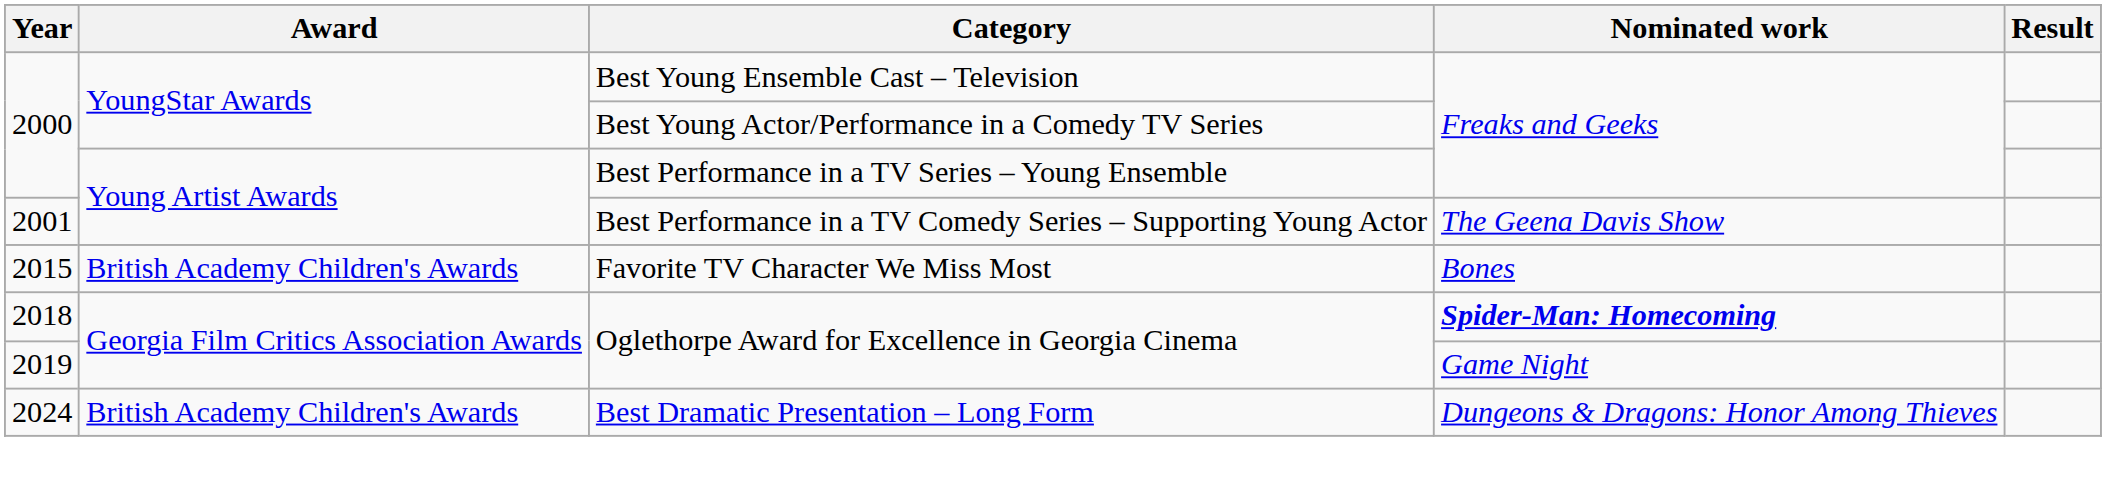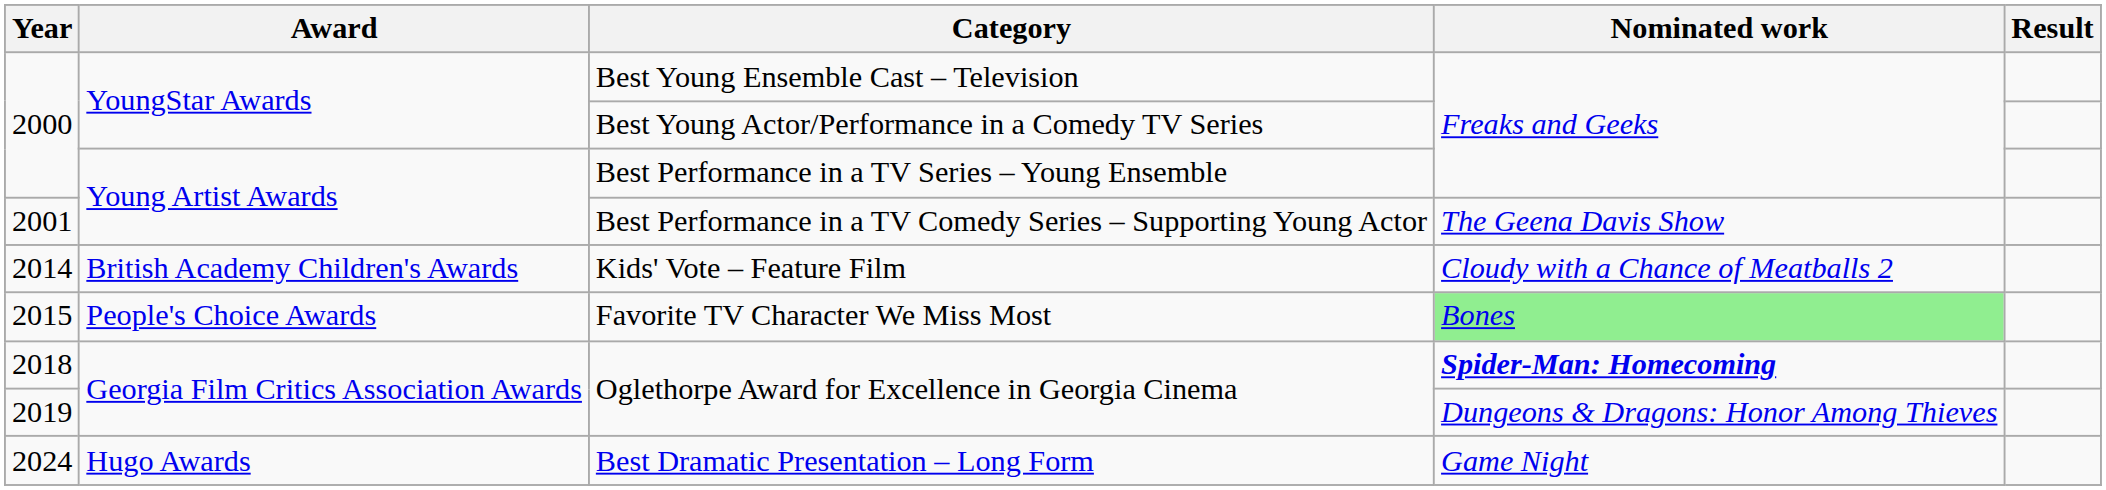+ row: (42, 268)
(302, 268) British Academy Children's Awards -> (231, 316) People's Choice Awards
(1478, 268) no background -> (1478, 316) lightgreen background
(1515, 364) Game Night -> (1719, 412) Dungeons & Dragons: Honor Among Thieves
(302, 412) British Academy Children's Awards -> (169, 460) Hugo Awards
(1719, 412) Dungeons & Dragons: Honor Among Thieves -> (1515, 460) Game Night
